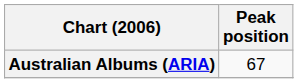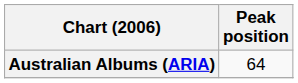(256, 63) 67 -> (256, 63) 64
